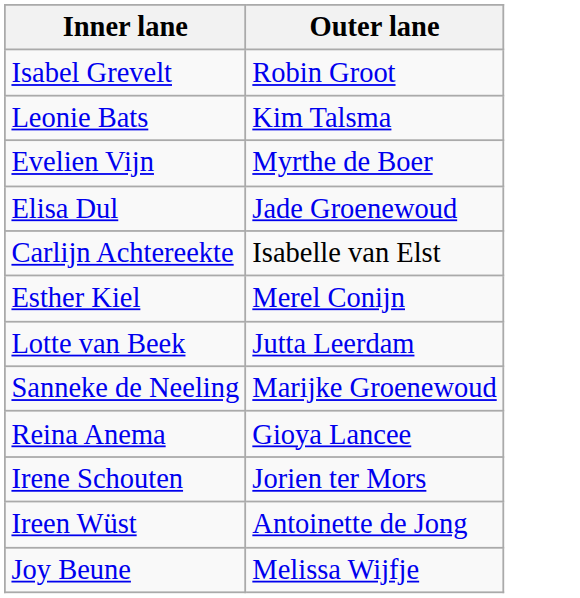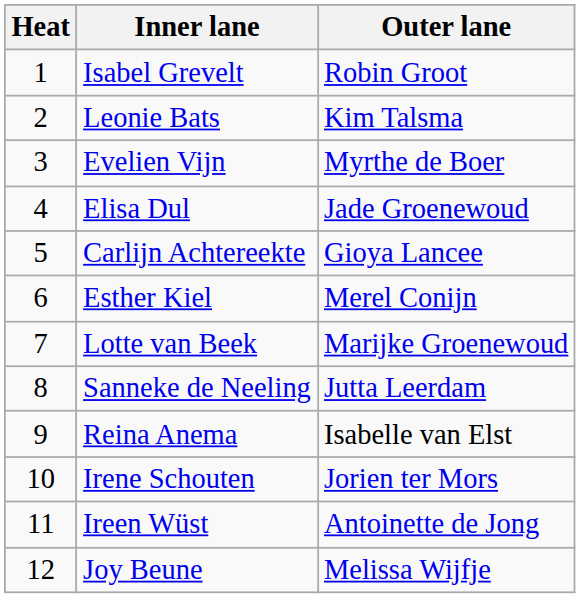+ column: (41, 27)
(346, 252) Isabelle van Elst -> (403, 252) Gioya Lancee
(333, 343) Jutta Leerdam -> (446, 343) Marijke Groenewoud
(375, 388) Marijke Groenewoud -> (405, 388) Jutta Leerdam
(332, 433) Gioya Lancee -> (418, 433) Isabelle van Elst
